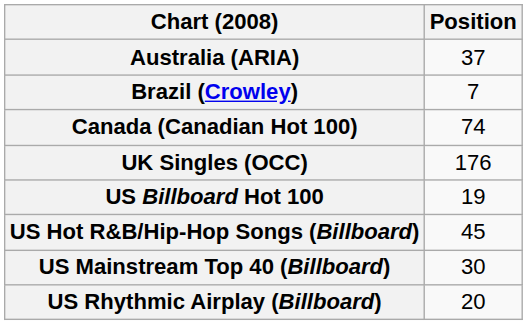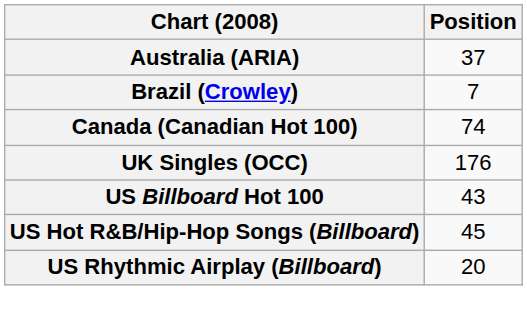(473, 197) 19 -> (473, 197) 43
- row: (215, 267)
